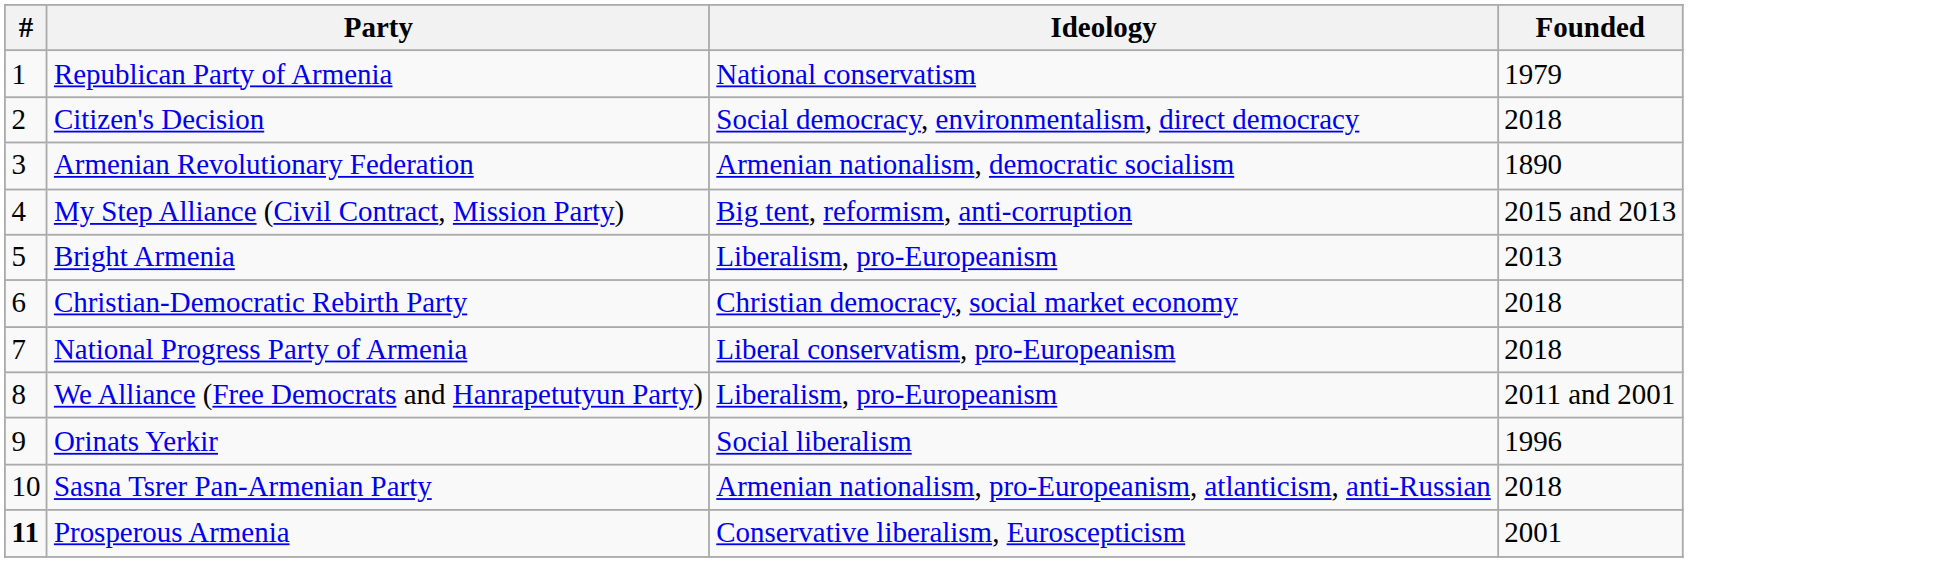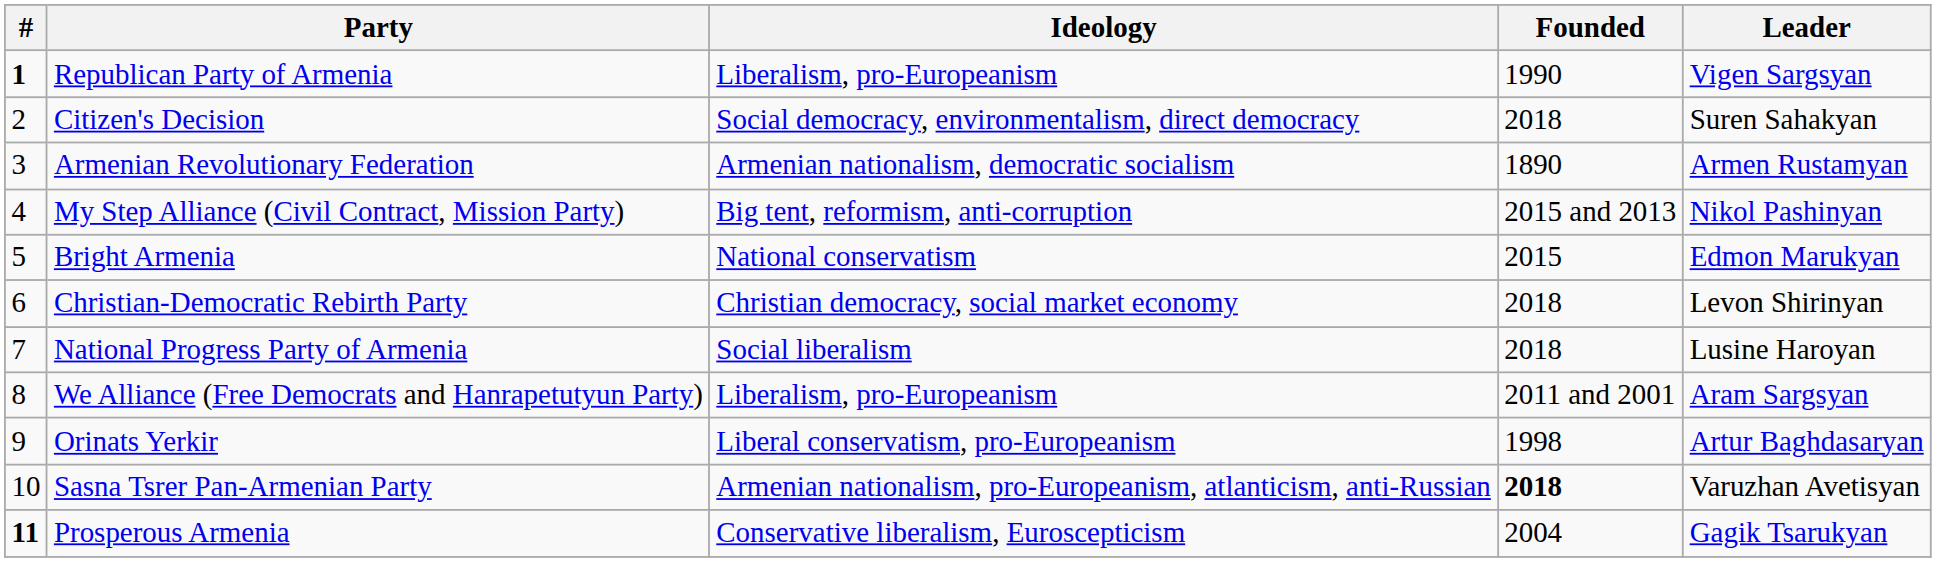+ column: (1807, 27)
(19, 73) normal -> (19, 73) bold
(846, 73) National conservatism -> (887, 73) Liberalism, pro-Europeanism
(1533, 73) 1979 -> (1533, 73) 1990
(887, 257) Liberalism, pro-Europeanism -> (846, 257) National conservatism
(1533, 257) 2013 -> (1533, 257) 2015
(946, 348) Liberal conservatism, pro-Europeanism -> (814, 348) Social liberalism
(814, 440) Social liberalism -> (946, 440) Liberal conservatism, pro-Europeanism
(1533, 440) 1996 -> (1533, 440) 1998
(1533, 486) normal -> (1533, 486) bold
(1533, 532) 2001 -> (1533, 532) 2004
